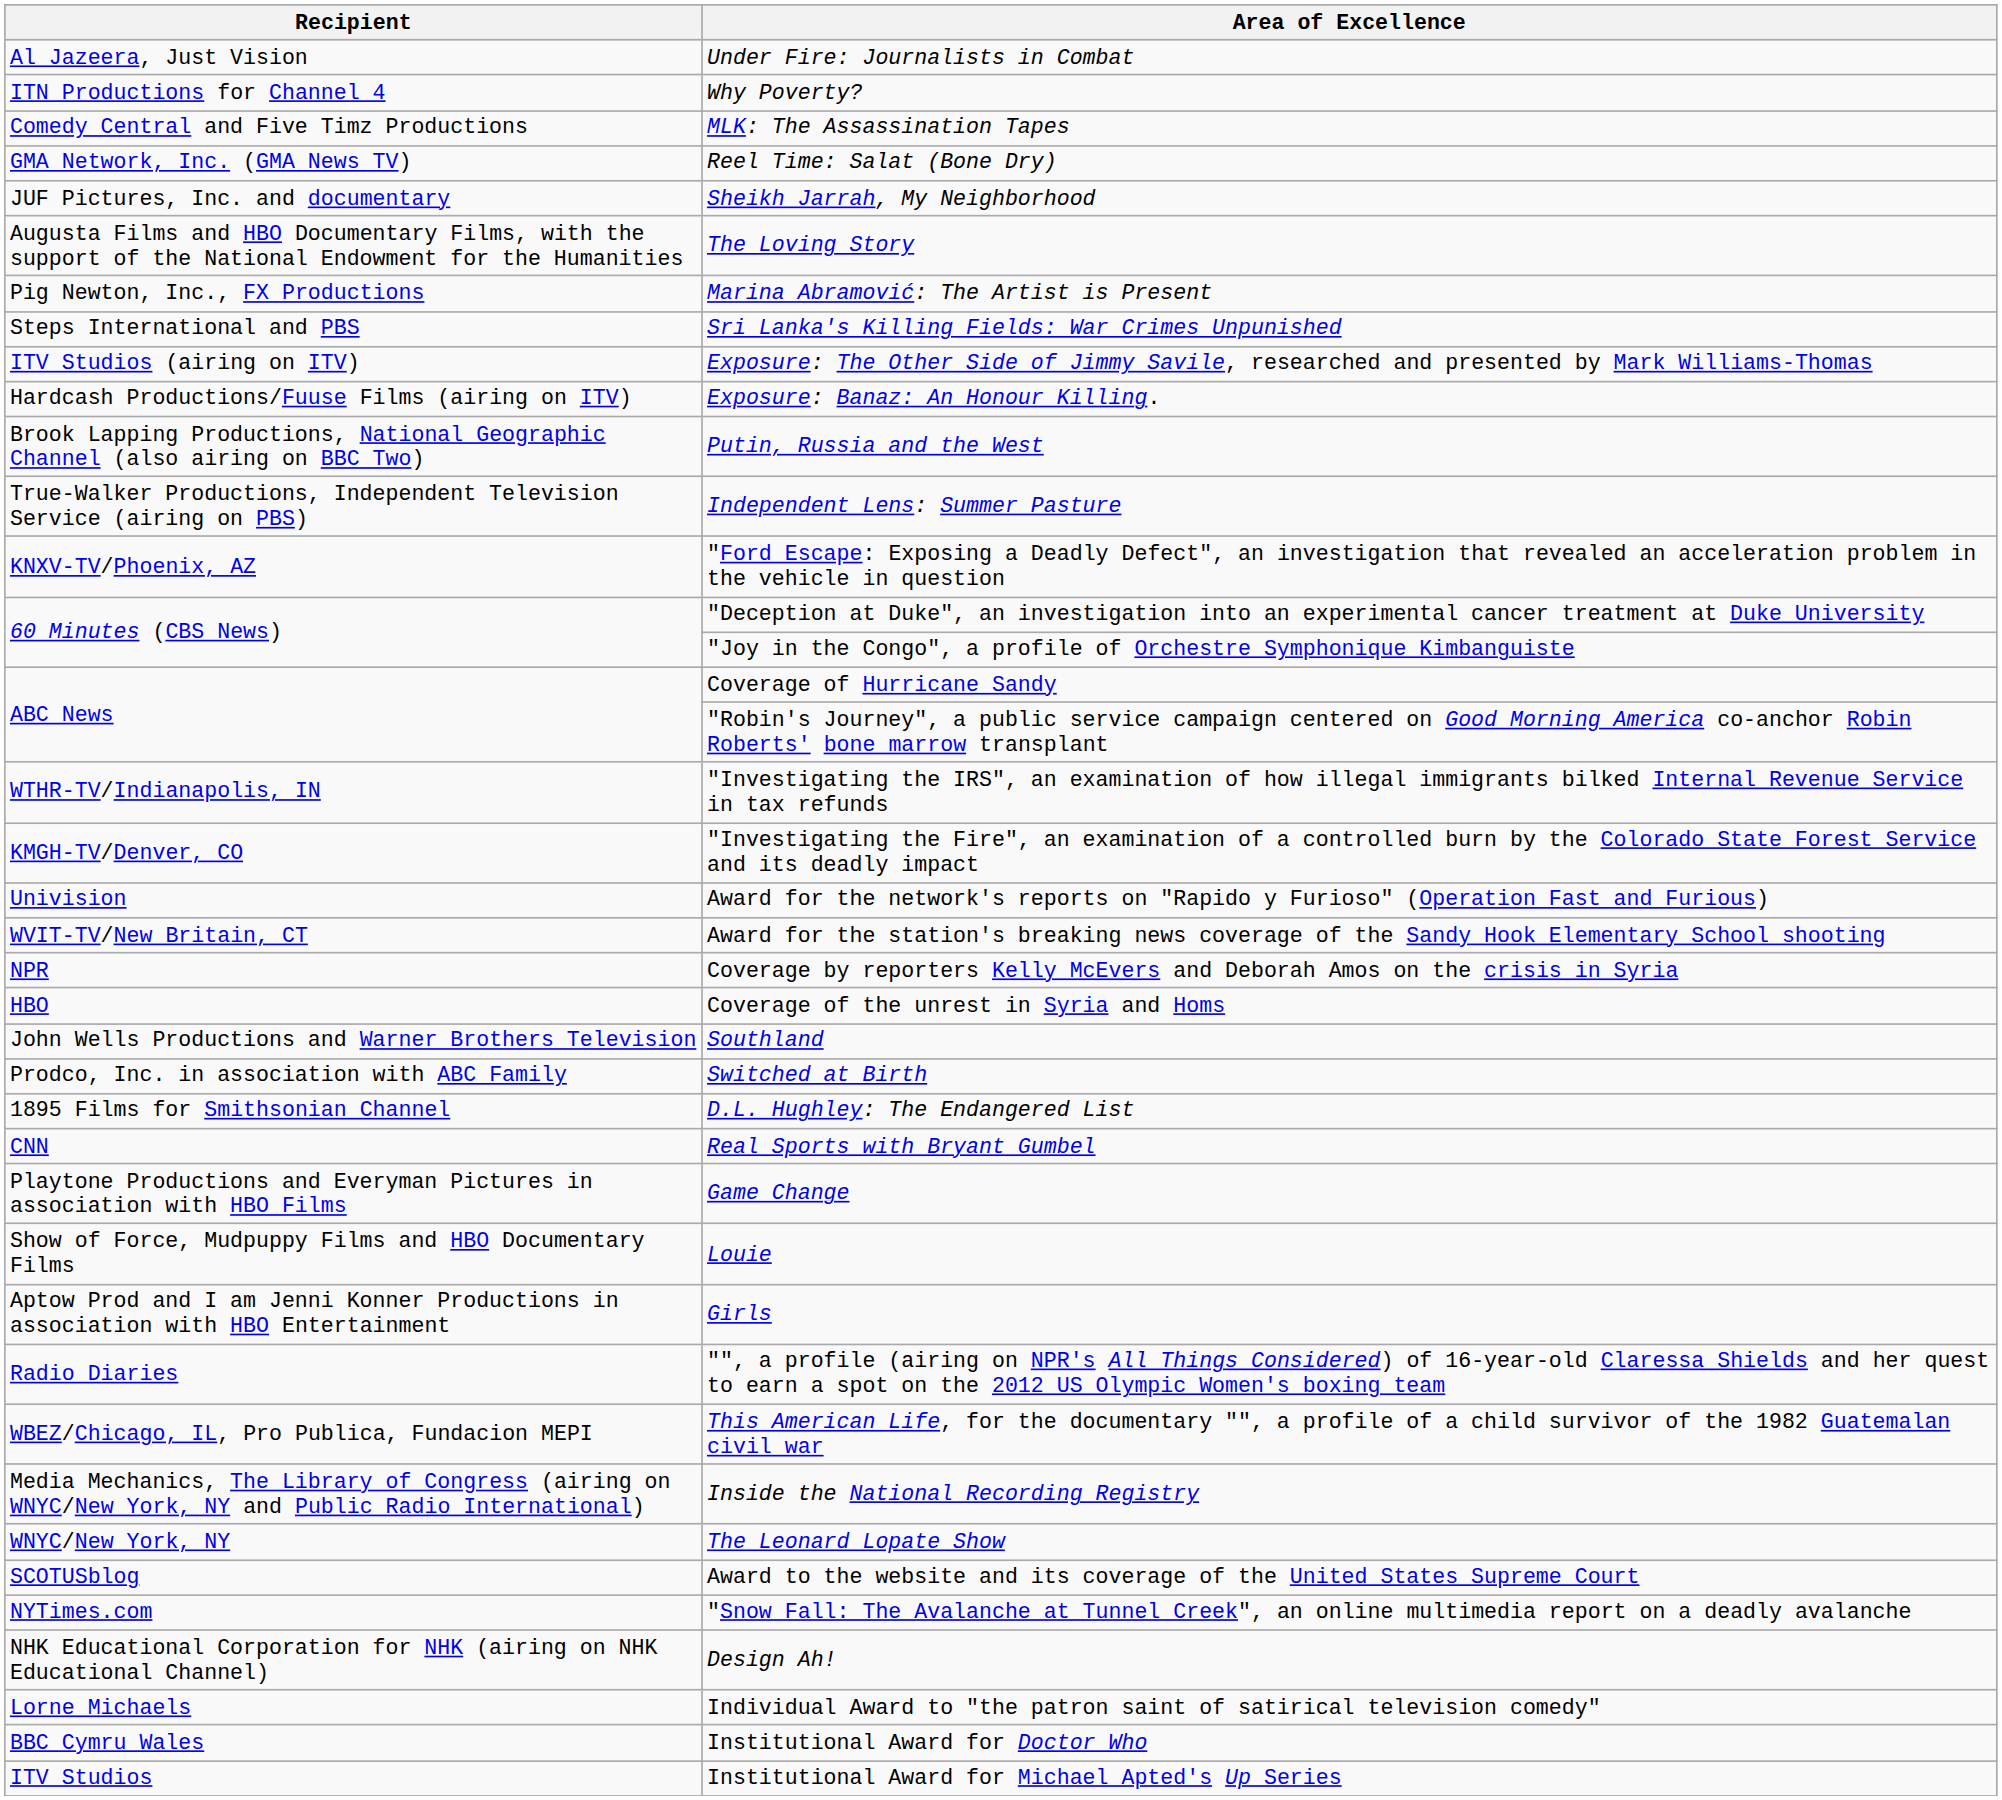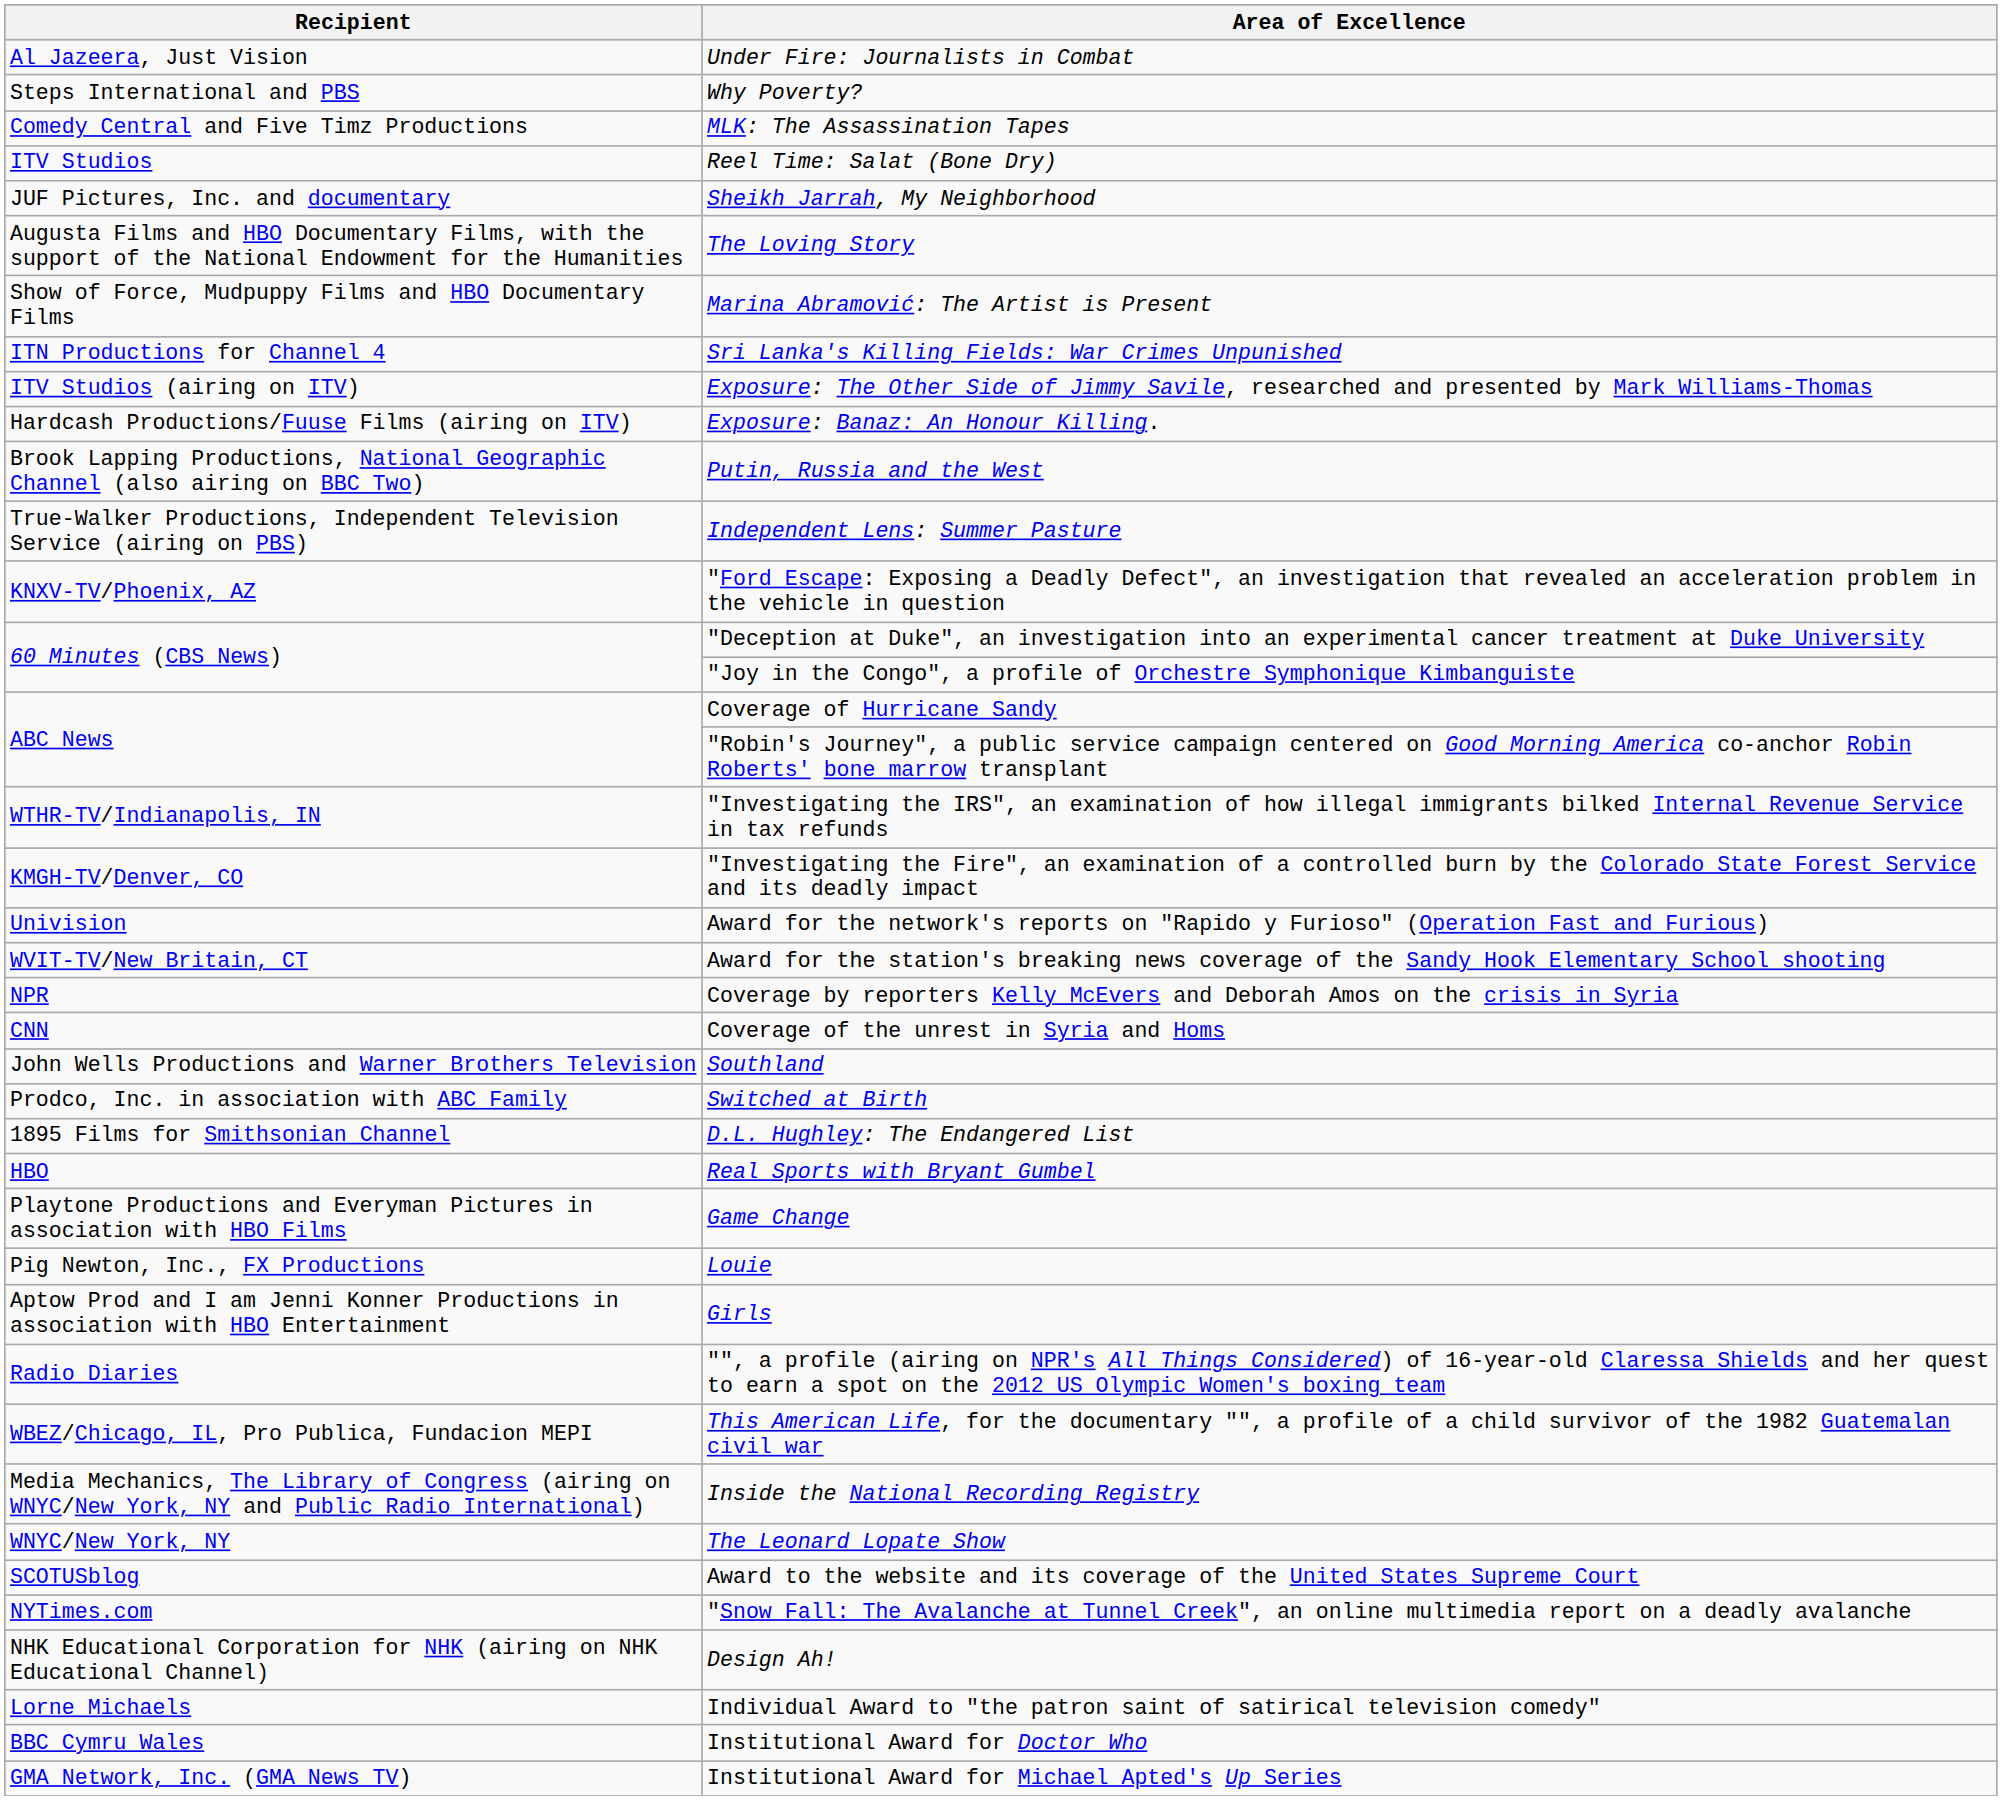(198, 93) ITN Productions for Channel 4 -> (185, 93) Steps International and PBS
(211, 163) GMA Network, Inc. (GMA News TV) -> (81, 163) ITV Studios
(217, 294) Pig Newton, Inc., FX Productions -> (327, 306) Show of Force, Mudpuppy Films and HBO Documentary Films
(185, 329) Steps International and PBS -> (198, 354) ITN Productions for Channel 4
(29, 1006) HBO -> (29, 1031) CNN
(29, 1146) CNN -> (29, 1171) HBO
(327, 1254) Show of Force, Mudpuppy Films and HBO Documentary Films -> (217, 1266) Pig Newton, Inc., FX Productions
(81, 1778) ITV Studios -> (211, 1778) GMA Network, Inc. (GMA News TV)
